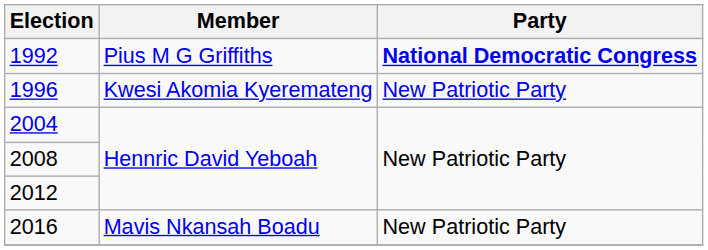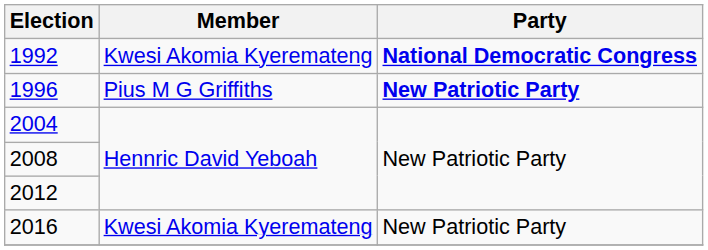(188, 55) Pius M G Griffiths -> (238, 55) Kwesi Akomia Kyeremateng
(238, 90) Kwesi Akomia Kyeremateng -> (188, 90) Pius M G Griffiths
(474, 90) normal -> (481, 90) bold
(212, 227) Mavis Nkansah Boadu -> (238, 227) Kwesi Akomia Kyeremateng
